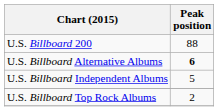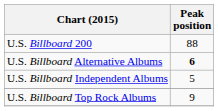(192, 97) 2 -> (192, 97) 9
